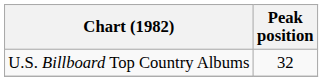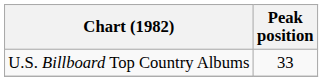(285, 62) 32 -> (285, 62) 33
